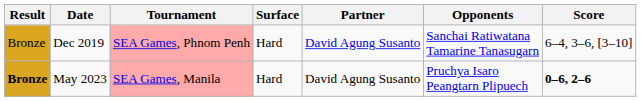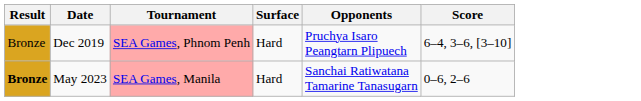- column: (363, 14)
(483, 43) Sanchai Ratiwatana Tamarine Tanasugarn -> (356, 43) Pruchya Isaro Peangtarn Plipuech
(477, 78) Pruchya Isaro Peangtarn Plipuech -> (361, 78) Sanchai Ratiwatana Tamarine Tanasugarn
(568, 78) bold -> (447, 78) normal
